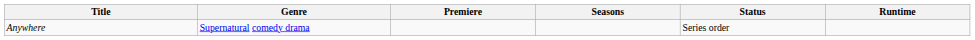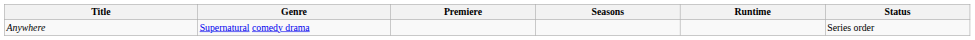columns swapped: (897, 12) <-> (753, 12)
